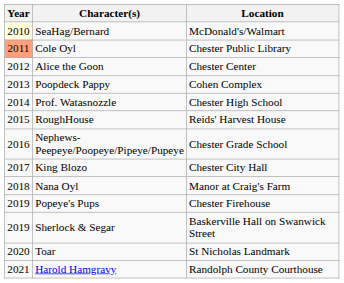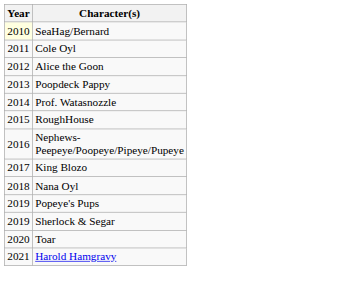- column: (263, 13)
(18, 48) lightsalmon background -> (18, 48) no background
